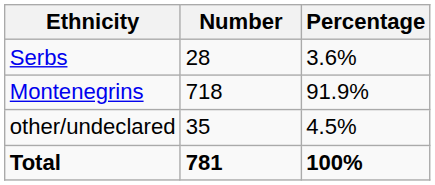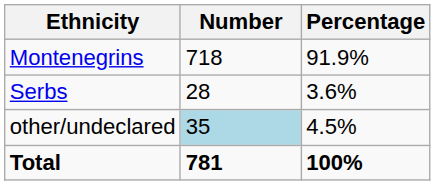rows swapped: (77, 92) <-> (39, 57)
(198, 127) no background -> (198, 127) lightblue background
